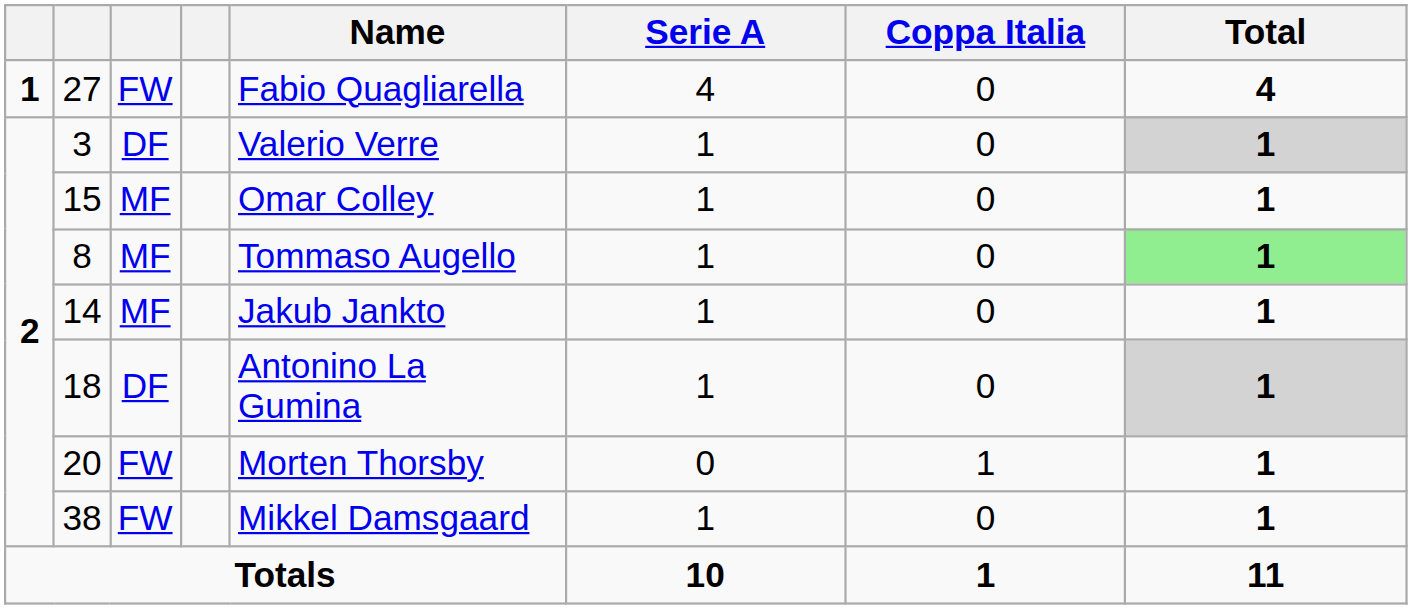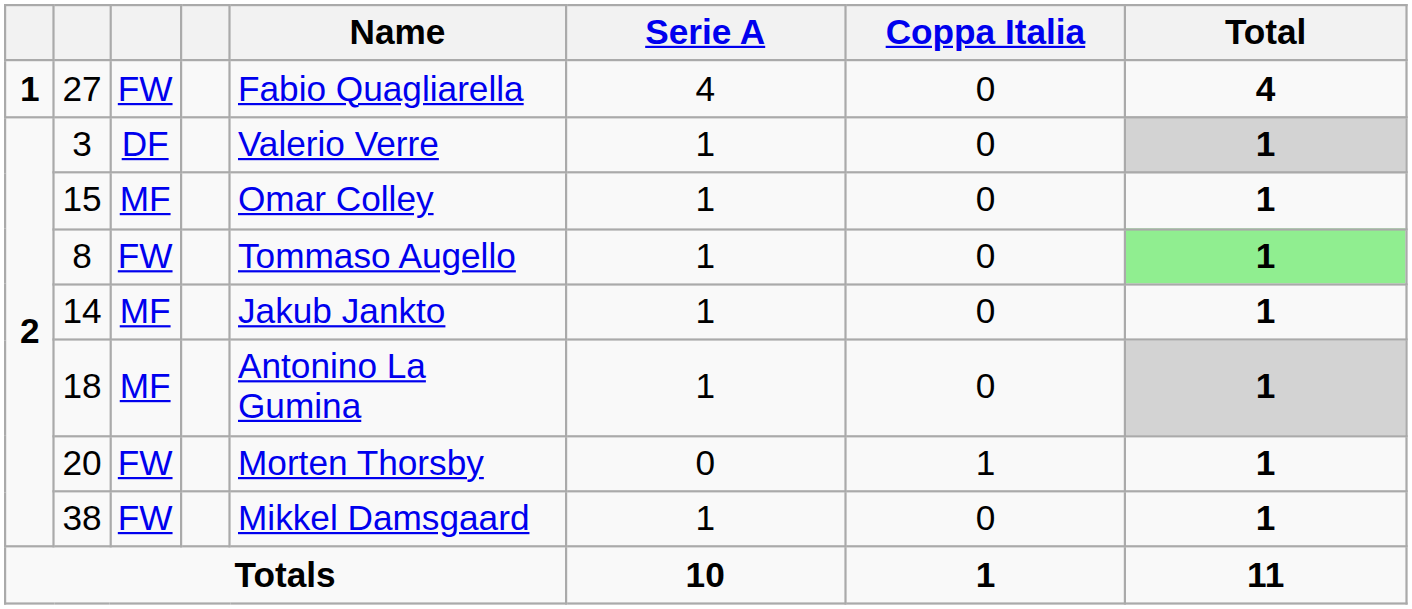(145, 255) MF -> (145, 255) FW
(145, 387) DF -> (145, 387) MF
